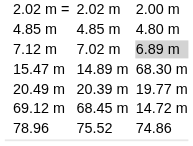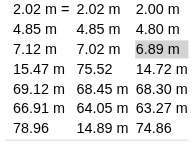(103, 69) 14.89 m -> (95, 69) 75.52
(162, 69) 68.30 m -> (162, 69) 14.72 m
- row: (39, 89)
(162, 108) 14.72 m -> (162, 89) 68.30 m
+ row: (39, 108)
(95, 128) 75.52 -> (103, 128) 14.89 m
